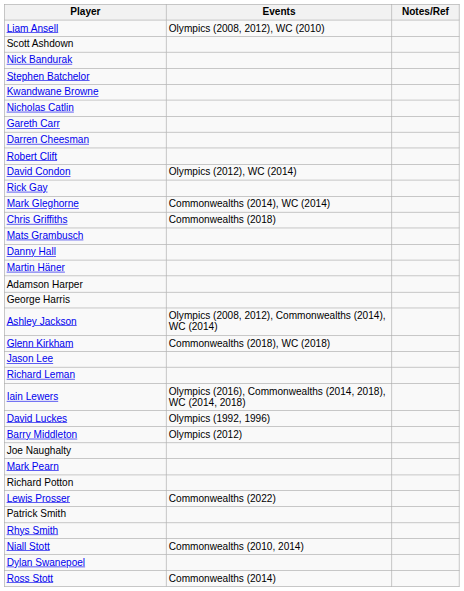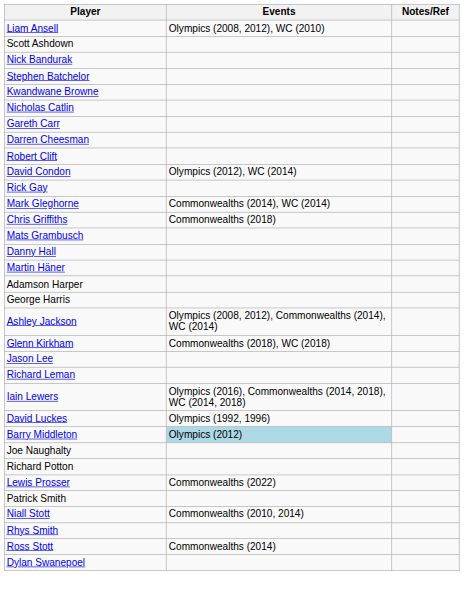(205, 434) no background -> (205, 434) lightblue background
- row: (33, 466)
rows swapped: (32, 530) <-> (28, 546)
rows swapped: (30, 578) <-> (46, 562)
